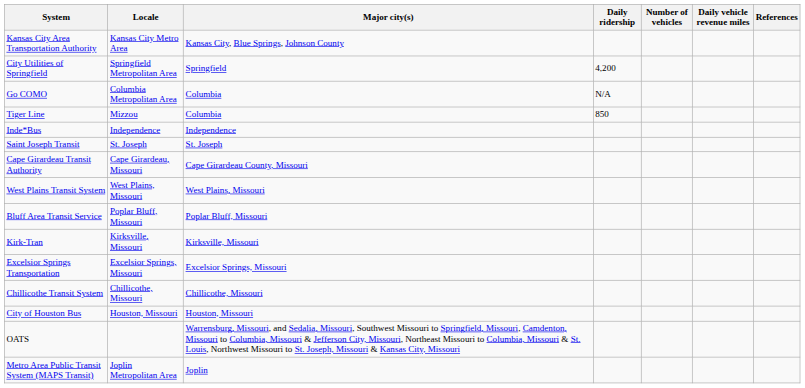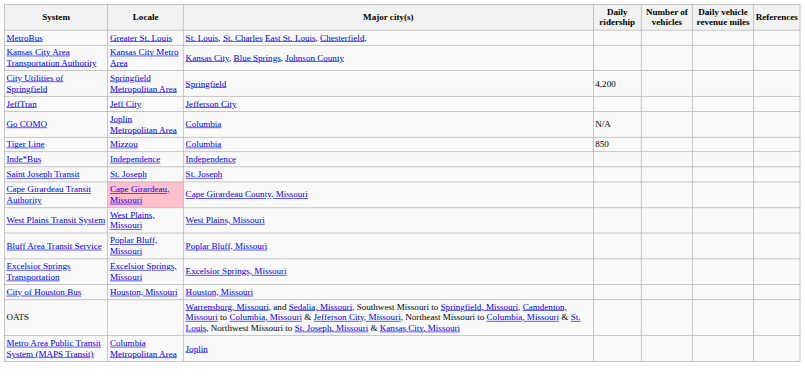+ row: (25, 38)
+ row: (22, 104)
(143, 94) Columbia Metropolitan Area -> (143, 124) Joplin Metropolitan Area
(140, 165) no background -> (140, 195) pink background
- row: (25, 242)
- row: (55, 293)
(143, 370) Joplin Metropolitan Area -> (143, 349) Columbia Metropolitan Area
